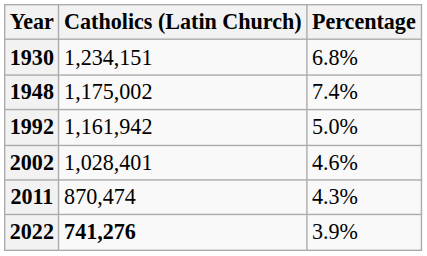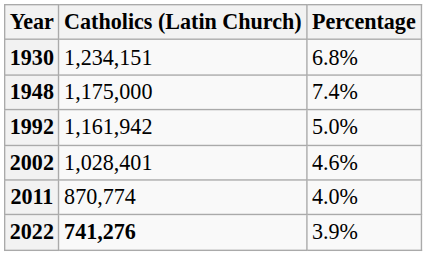(108, 92) 1,175,002 -> (108, 92) 1,175,000
(100, 197) 870,474 -> (100, 197) 870,774
(335, 197) 4.3% -> (335, 197) 4.0%
